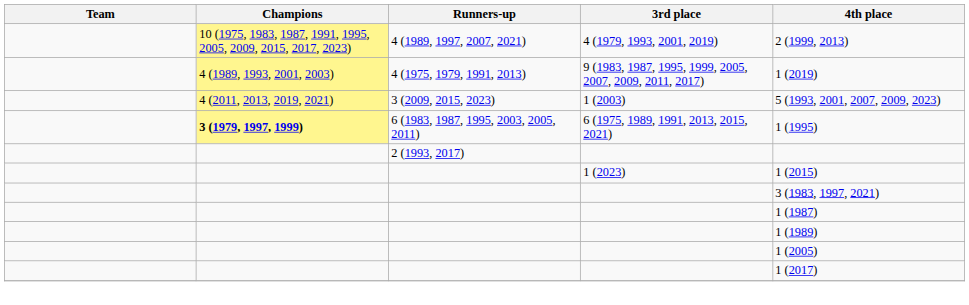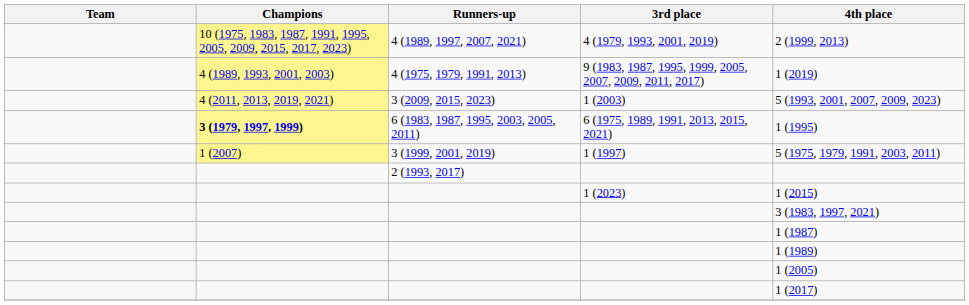+ row: (443, 153)
